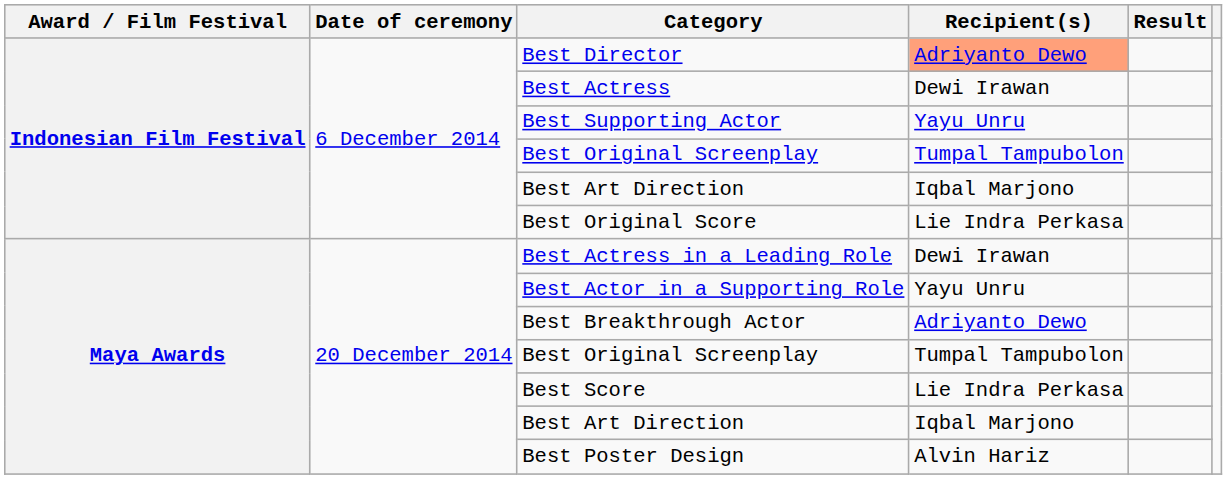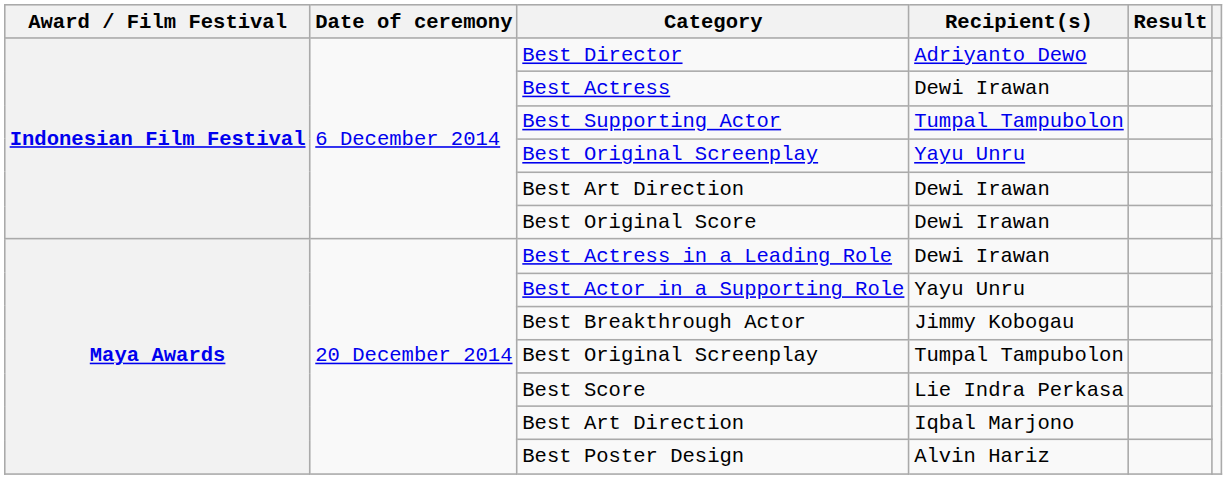(1000, 55) lightsalmon background -> (1000, 55) no background
(970, 122) Yayu Unru -> (1019, 122) Tumpal Tampubolon
(1019, 155) Tumpal Tampubolon -> (970, 155) Yayu Unru
(994, 189) Iqbal Marjono -> (982, 189) Dewi Irawan
(1019, 222) Lie Indra Perkasa -> (982, 222) Dewi Irawan
(1000, 323) Adriyanto Dewo -> (994, 323) Jimmy Kobogau
